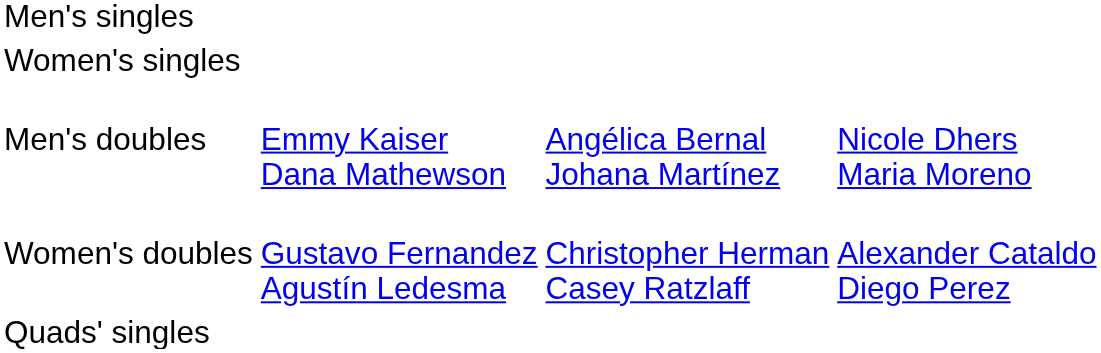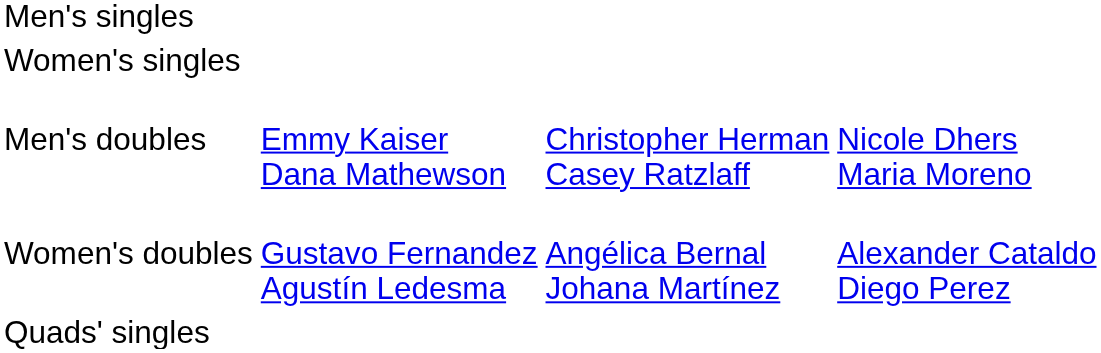(663, 157) Angélica Bernal Johana Martínez -> (687, 157) Christopher Herman Casey Ratzlaff
(687, 271) Christopher Herman Casey Ratzlaff -> (663, 271) Angélica Bernal Johana Martínez
